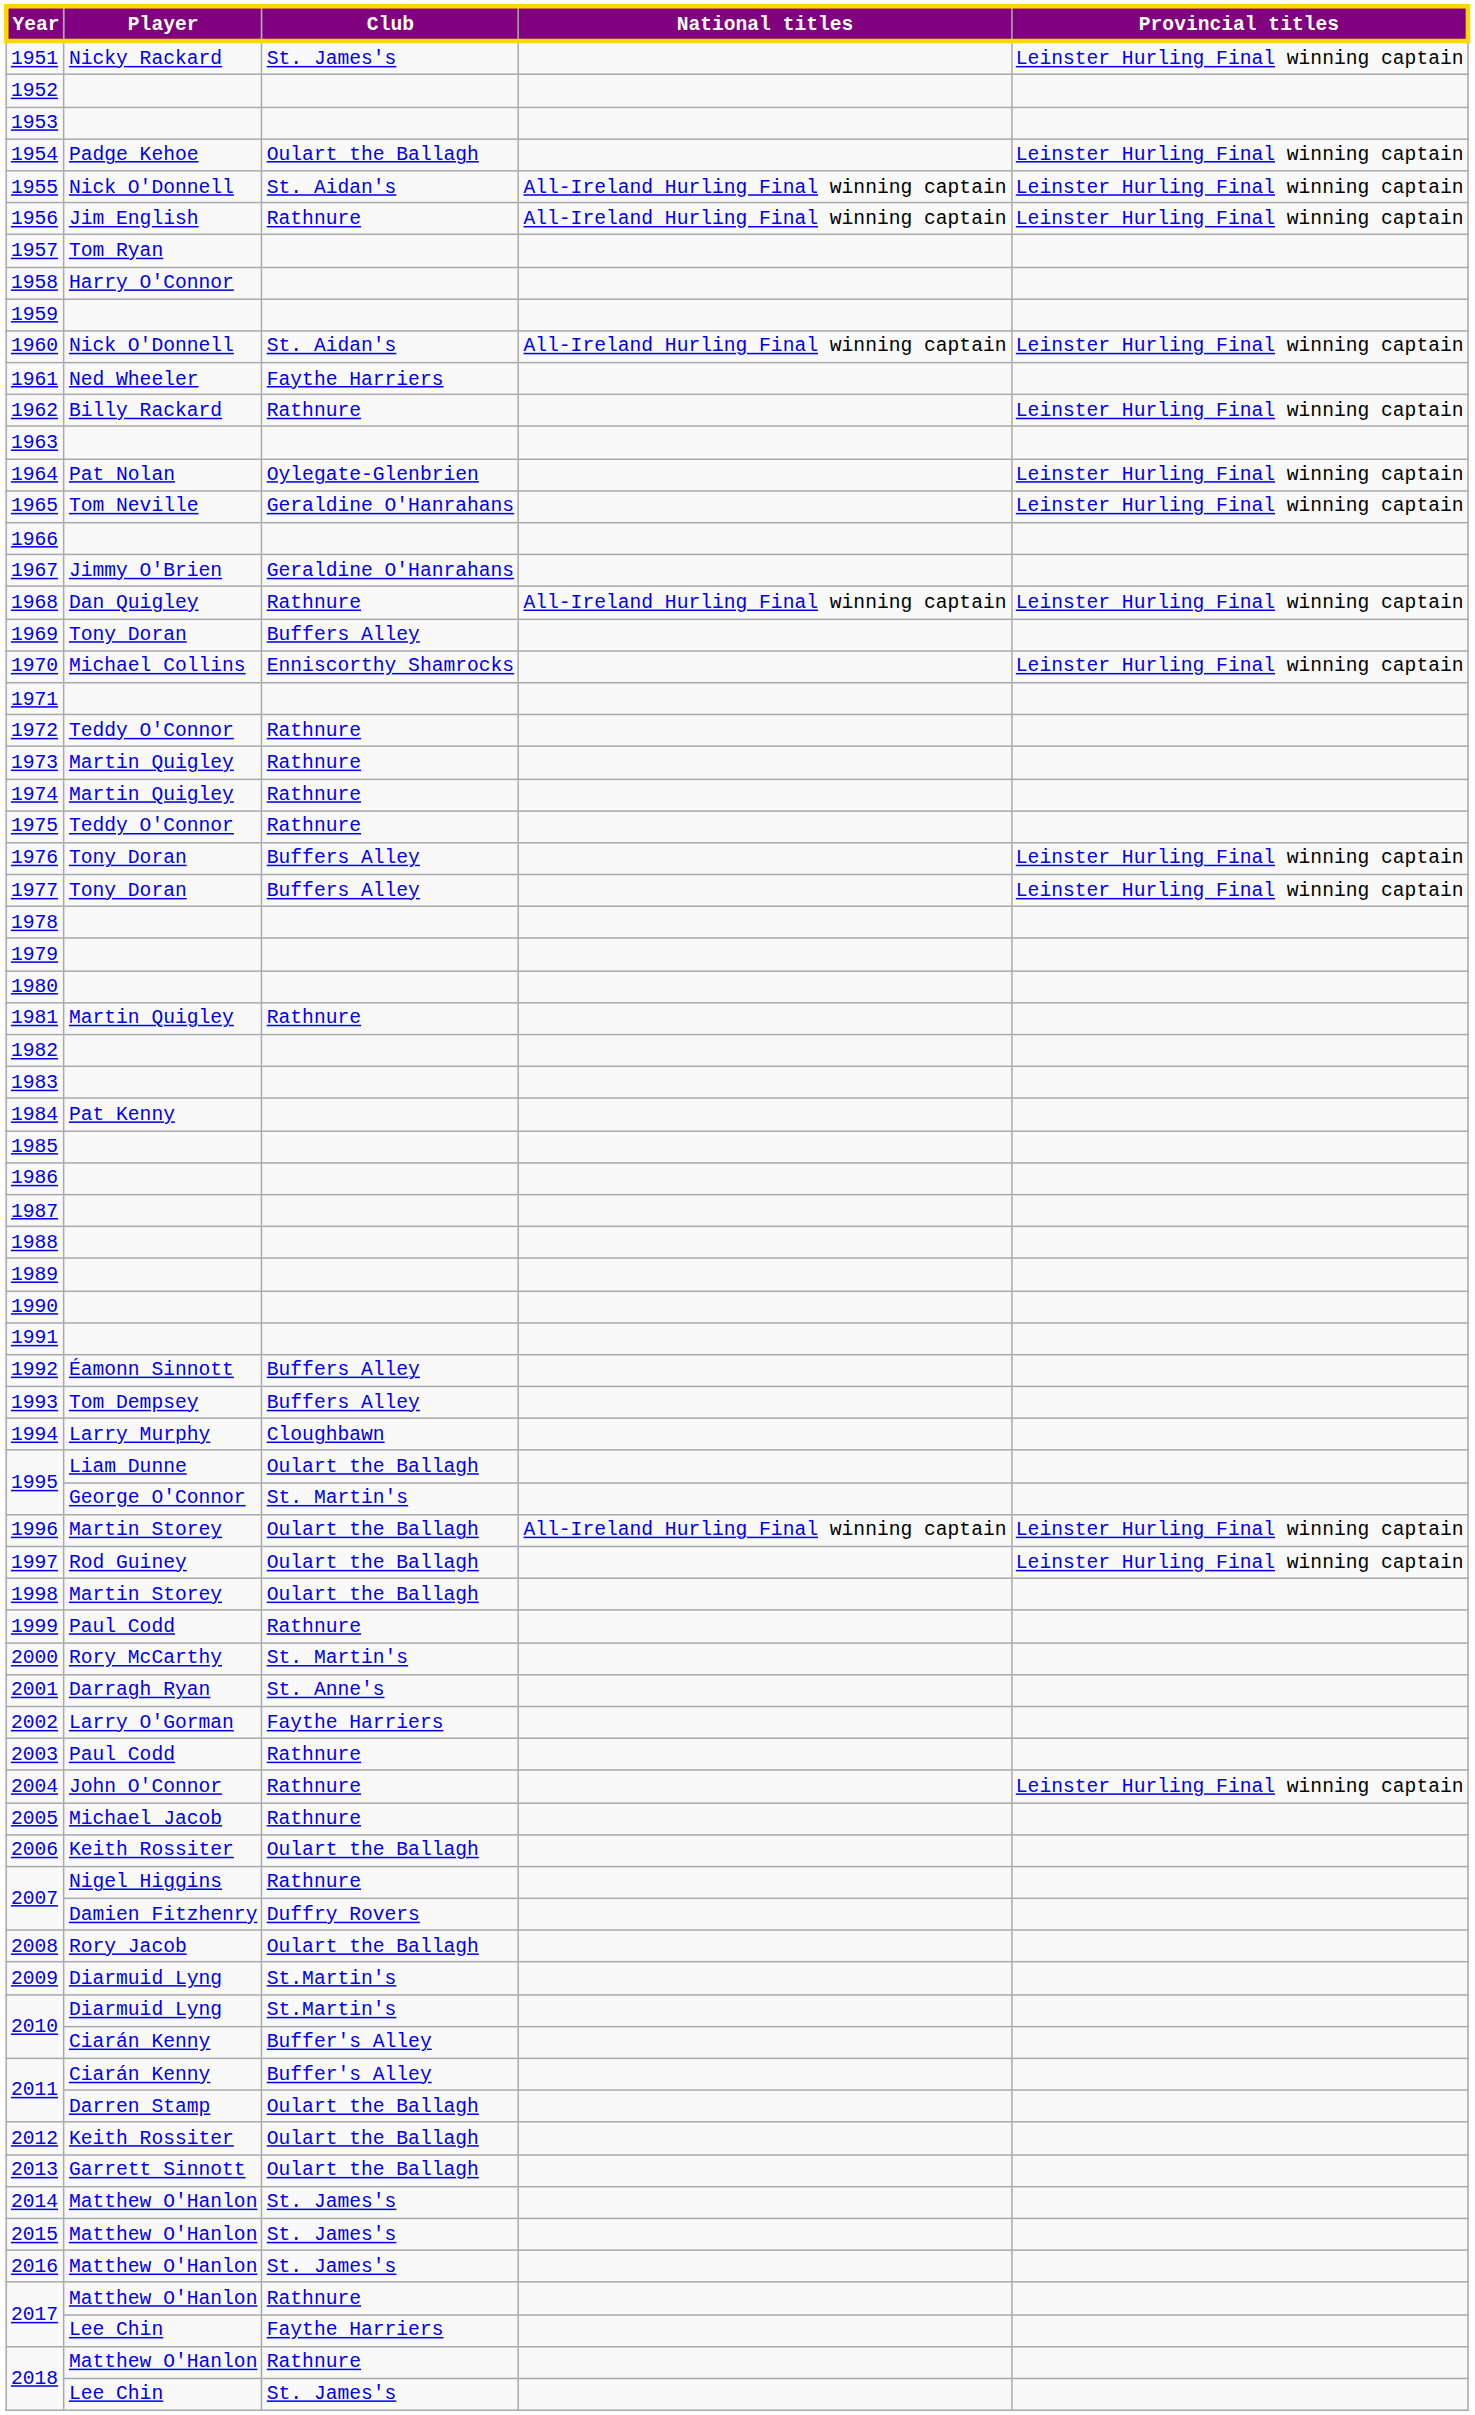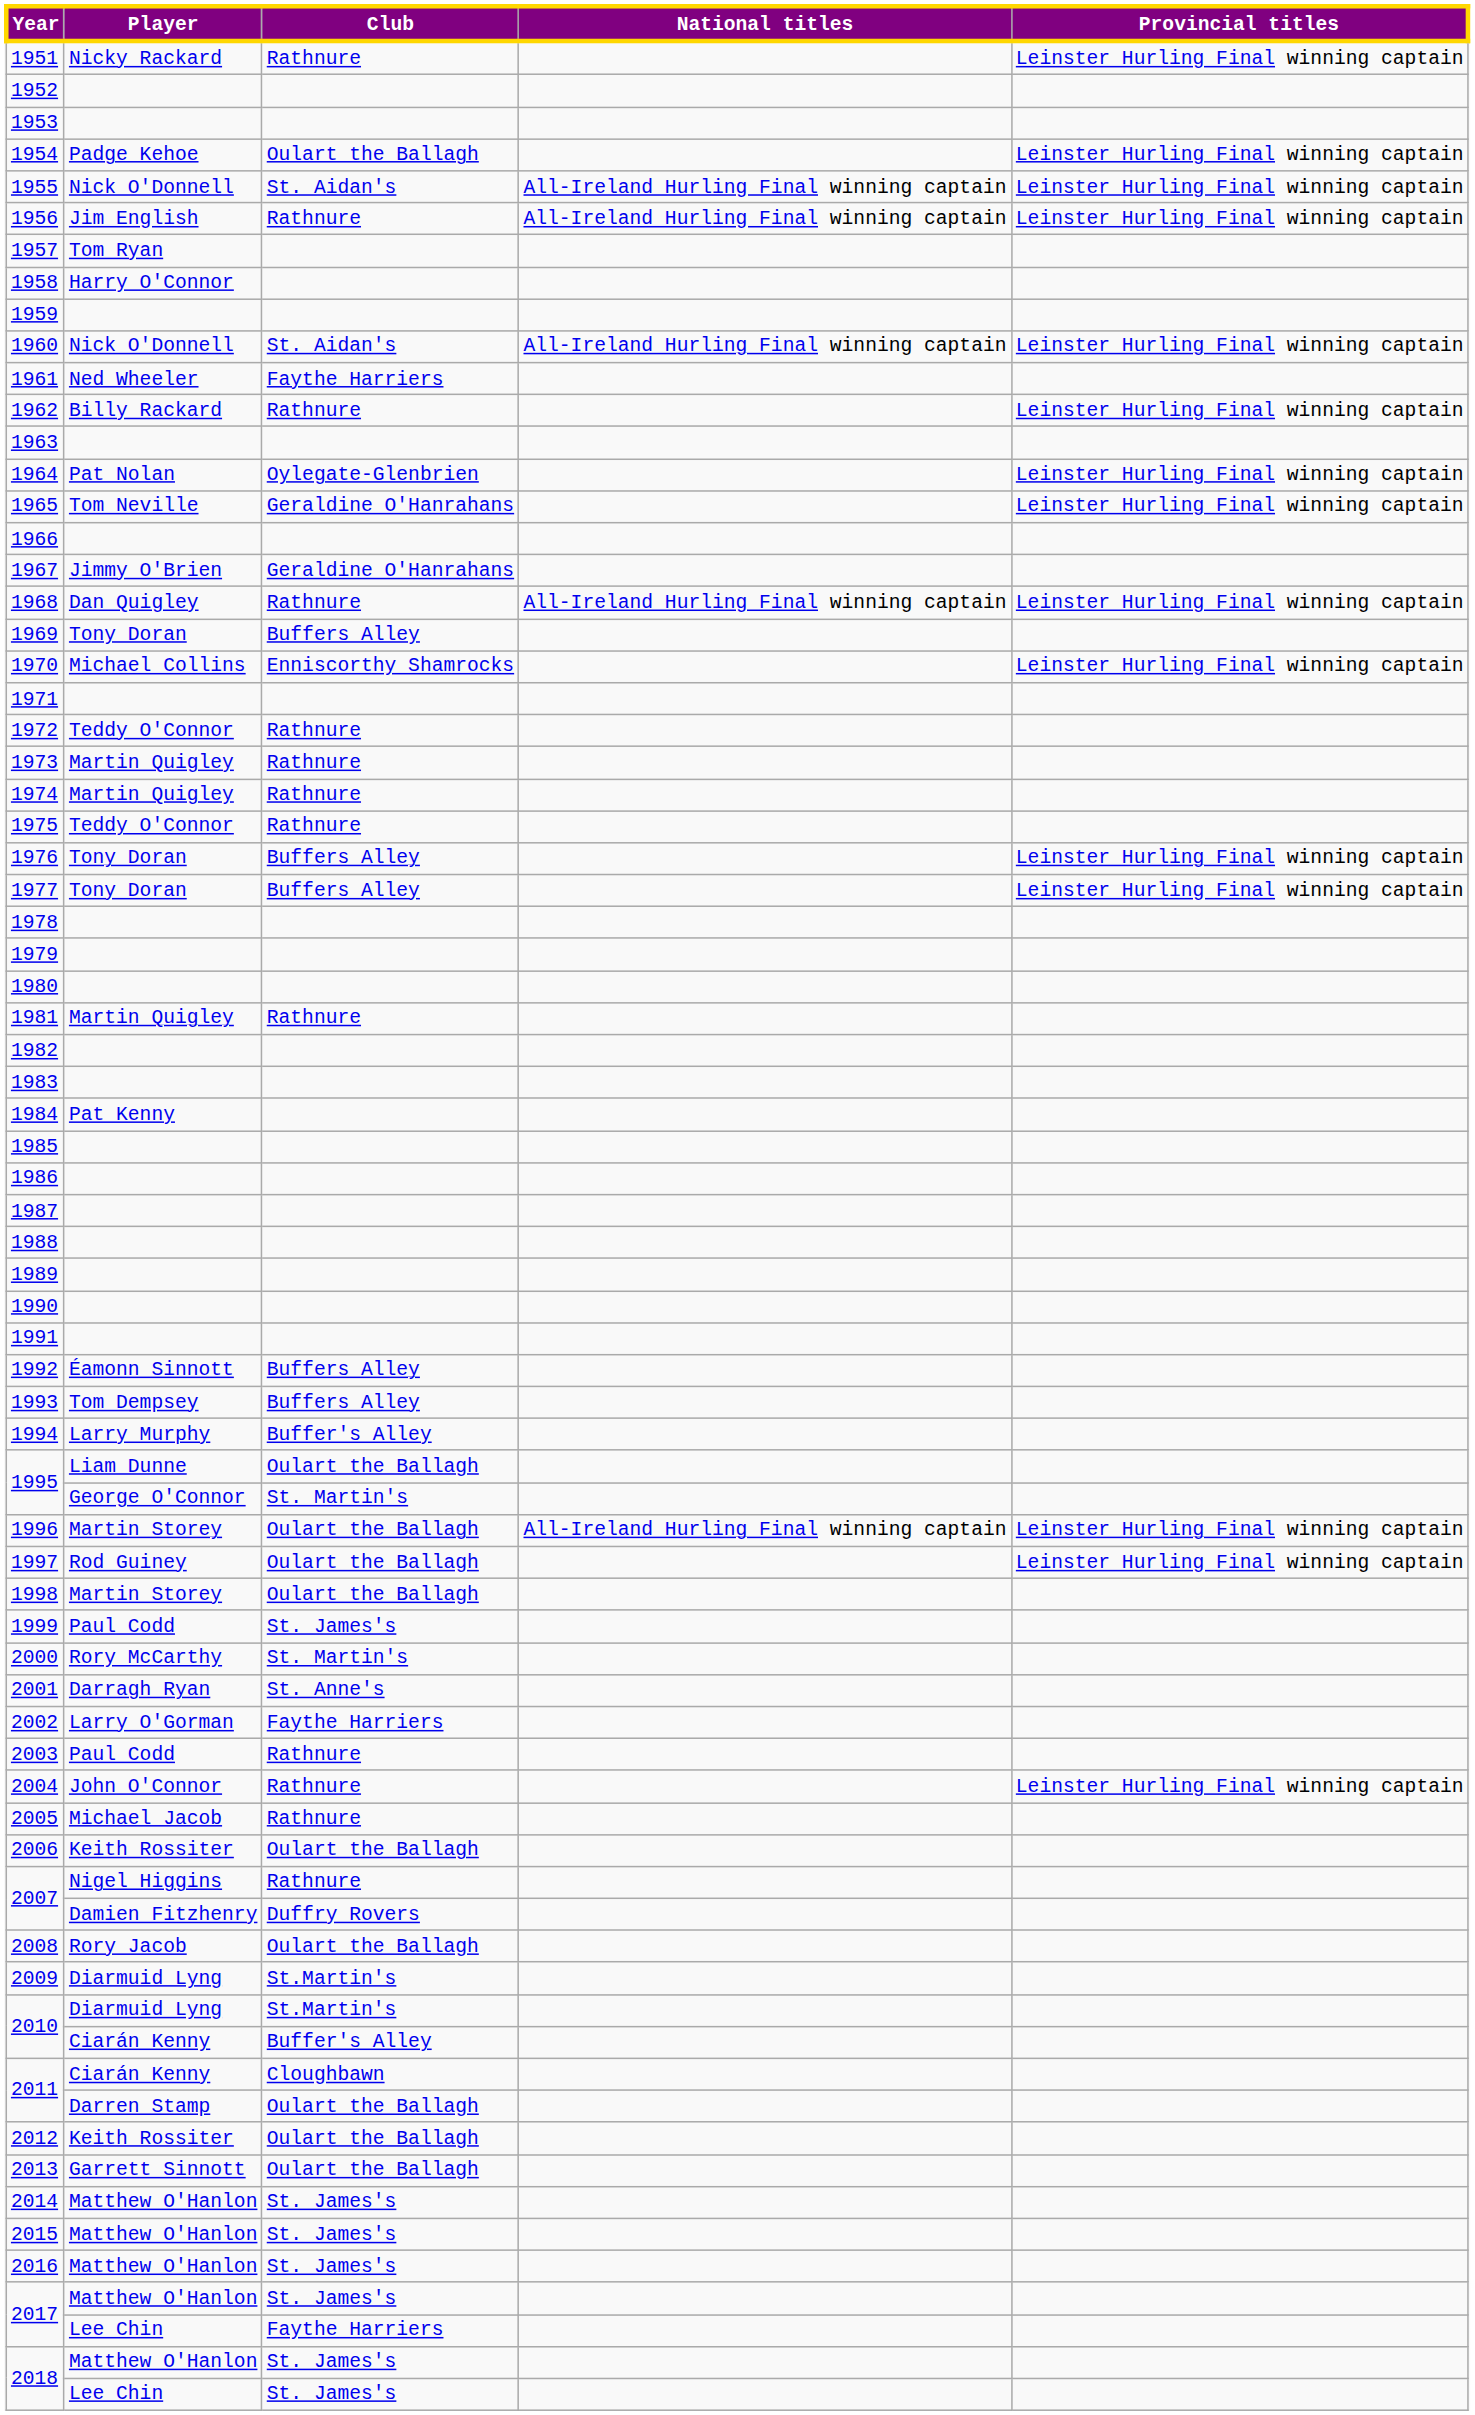(332, 59) St. James's -> (314, 59) Rathnure
(326, 1434) Cloughbawn -> (349, 1434) Buffer's Alley
(314, 1626) Rathnure -> (332, 1626) St. James's
(349, 2074) Buffer's Alley -> (326, 2074) Cloughbawn
(314, 2298) Rathnure -> (332, 2298) St. James's
(314, 2362) Rathnure -> (332, 2362) St. James's
